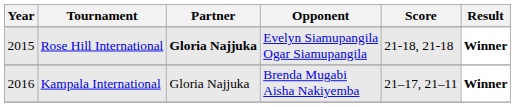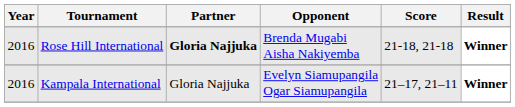(21, 45) 2015 -> (21, 45) 2016
(321, 45) Evelyn Siamupangila Ogar Siamupangila -> (311, 45) Brenda Mugabi Aisha Nakiyemba
(311, 83) Brenda Mugabi Aisha Nakiyemba -> (321, 83) Evelyn Siamupangila Ogar Siamupangila
